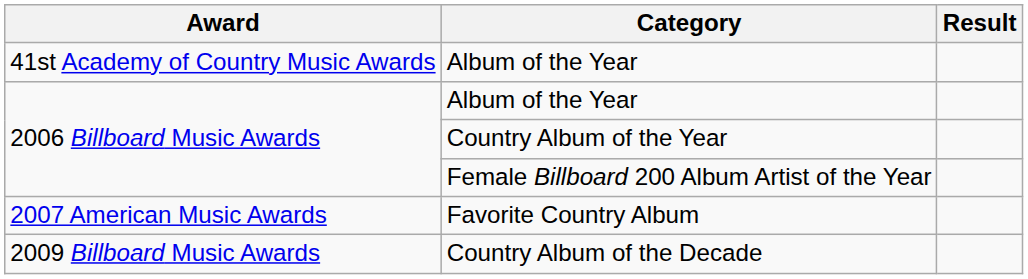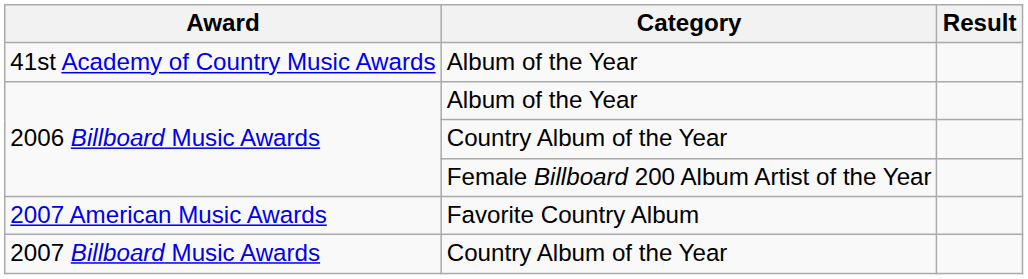+ row: (165, 253)
- row: (165, 253)
